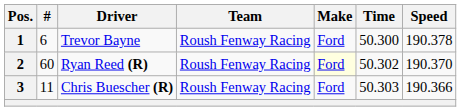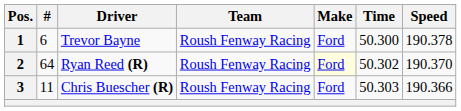(47, 64) 60 -> (47, 64) 64
